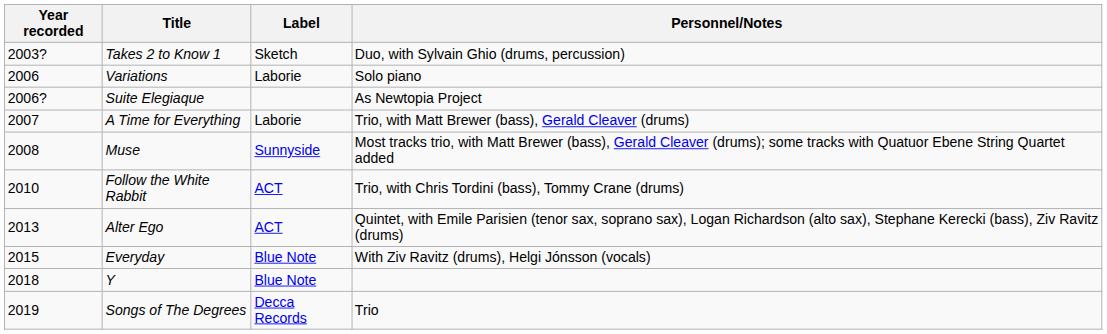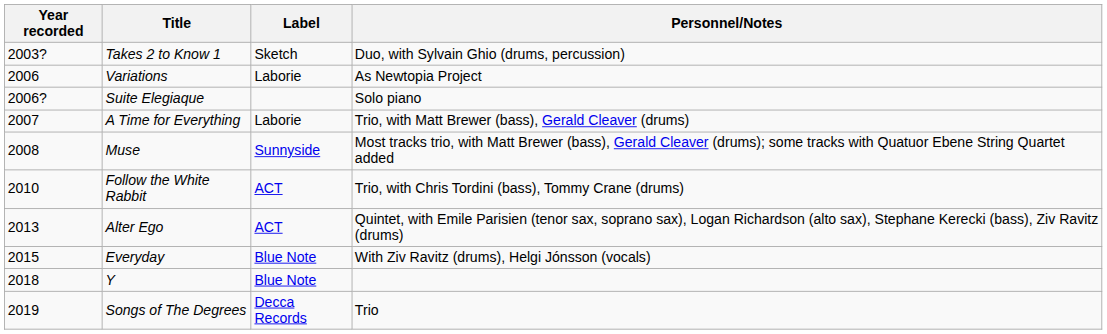(388, 76) Solo piano -> (418, 76) As Newtopia Project
(418, 98) As Newtopia Project -> (388, 98) Solo piano
